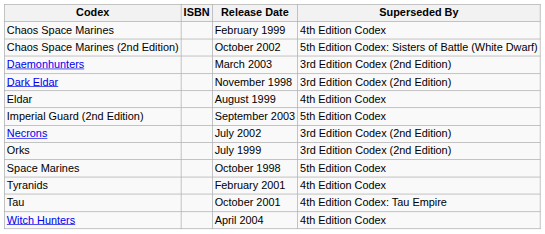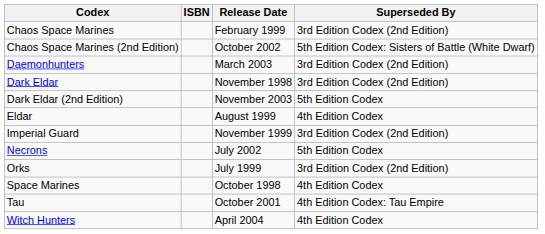(343, 30) 4th Edition Codex -> (373, 30) 3rd Edition Codex (2nd Edition)
+ row: (65, 99)
+ row: (43, 133)
- row: (75, 116)
(376, 133) 3rd Edition Codex (2nd Edition) -> (340, 151) 5th Edition Codex
(343, 168) 5th Edition Codex -> (340, 185) 4th Edition Codex
- row: (27, 185)
